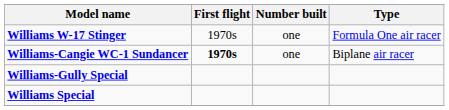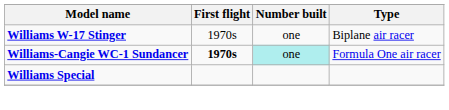(387, 35) Formula One air racer -> (373, 35) Biplane air racer
(291, 55) no background -> (291, 55) paleturquoise background
(373, 55) Biplane air racer -> (387, 55) Formula One air racer
- row: (68, 75)
